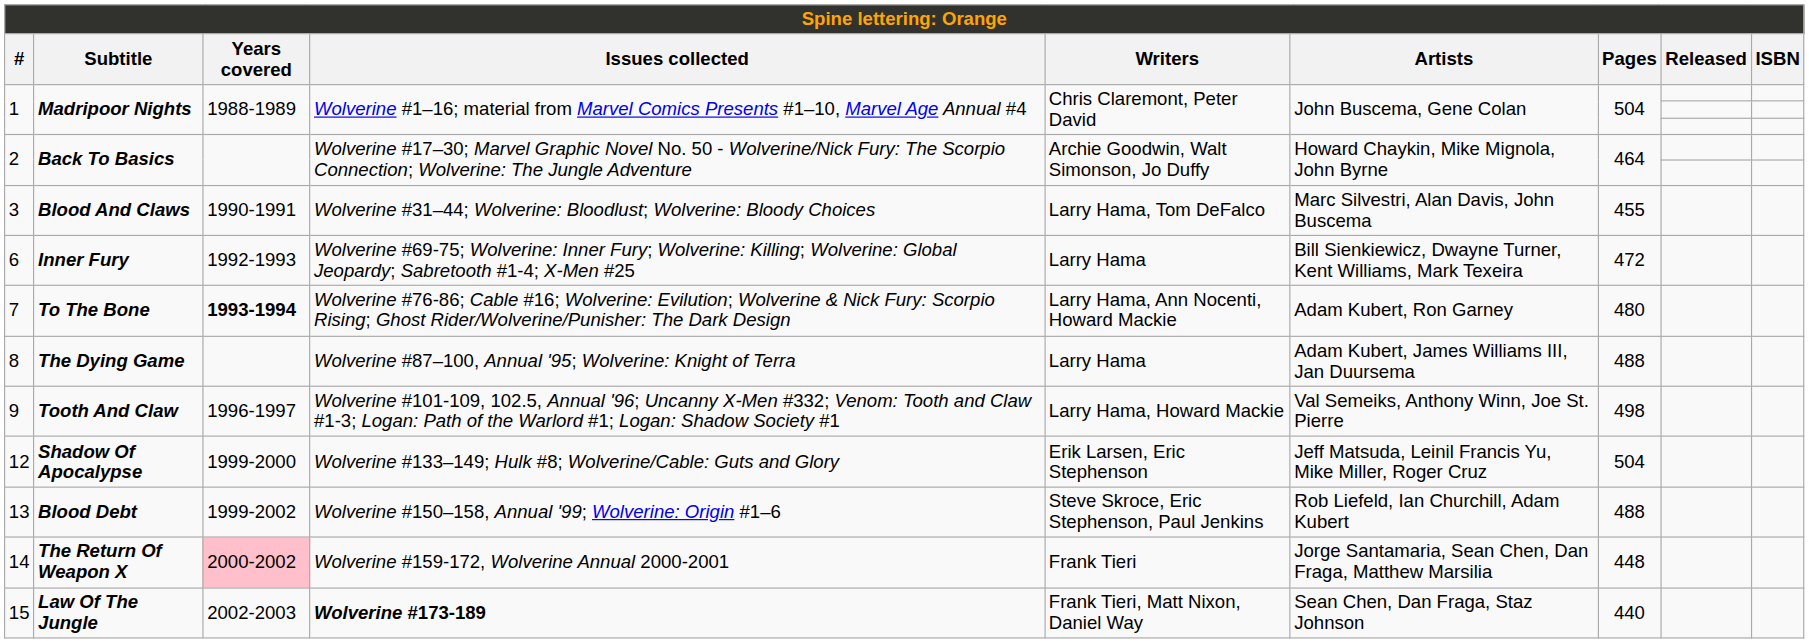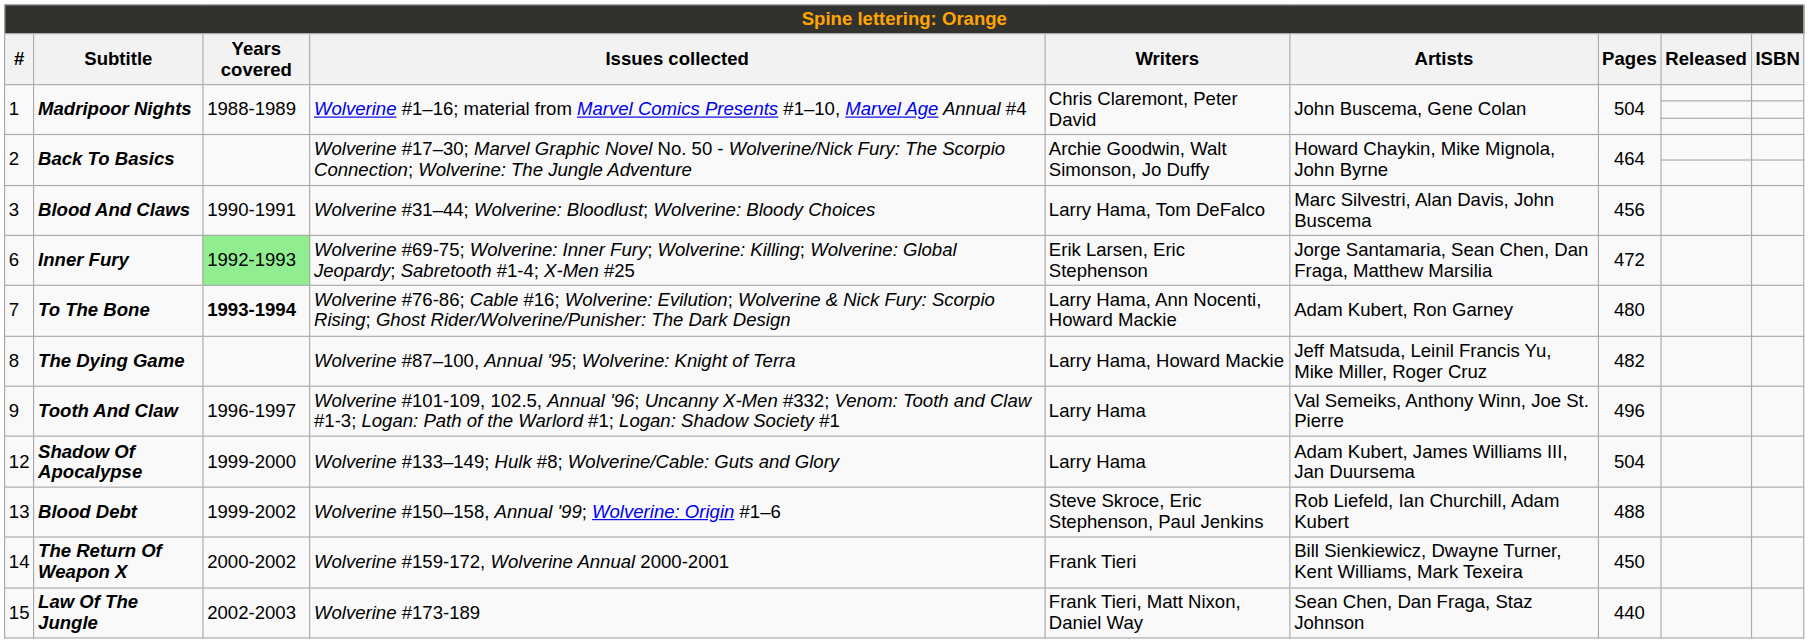(1629, 210) 455 -> (1629, 210) 456
(252, 260) no background -> (252, 260) lightgreen background
(1097, 260) Larry Hama -> (1117, 260) Erik Larsen, Eric Stephenson
(1428, 260) Bill Sienkiewicz, Dwayne Turner, Kent Williams, Mark Texeira -> (1441, 260) Jorge Santamaria, Sean Chen, Dan Fraga, Matthew Marsilia
(1097, 360) Larry Hama -> (1166, 360) Larry Hama, Howard Mackie
(1431, 360) Adam Kubert, James Williams III, Jan Duursema -> (1423, 360) Jeff Matsuda, Leinil Francis Yu, Mike Miller, Roger Cruz
(1629, 360) 488 -> (1629, 360) 482
(1166, 411) Larry Hama, Howard Mackie -> (1097, 411) Larry Hama
(1629, 411) 498 -> (1629, 411) 496
(1117, 461) Erik Larsen, Eric Stephenson -> (1097, 461) Larry Hama
(1423, 461) Jeff Matsuda, Leinil Francis Yu, Mike Miller, Roger Cruz -> (1431, 461) Adam Kubert, James Williams III, Jan Duursema
(252, 562) pink background -> (252, 562) no background
(1441, 562) Jorge Santamaria, Sean Chen, Dan Fraga, Matthew Marsilia -> (1428, 562) Bill Sienkiewicz, Dwayne Turner, Kent Williams, Mark Texeira
(1629, 562) 448 -> (1629, 562) 450
(400, 612) bold -> (397, 612) normal
